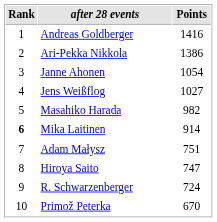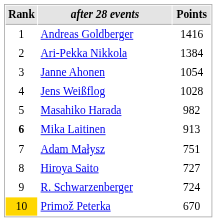(192, 53) 1386 -> (192, 53) 1384
(192, 92) 1027 -> (192, 92) 1028
(192, 130) 914 -> (192, 130) 913
(192, 168) 747 -> (192, 168) 727
(21, 206) no background -> (21, 206) gold background
